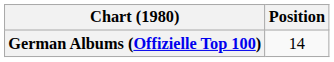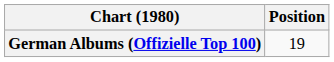(297, 43) 14 -> (297, 43) 19
